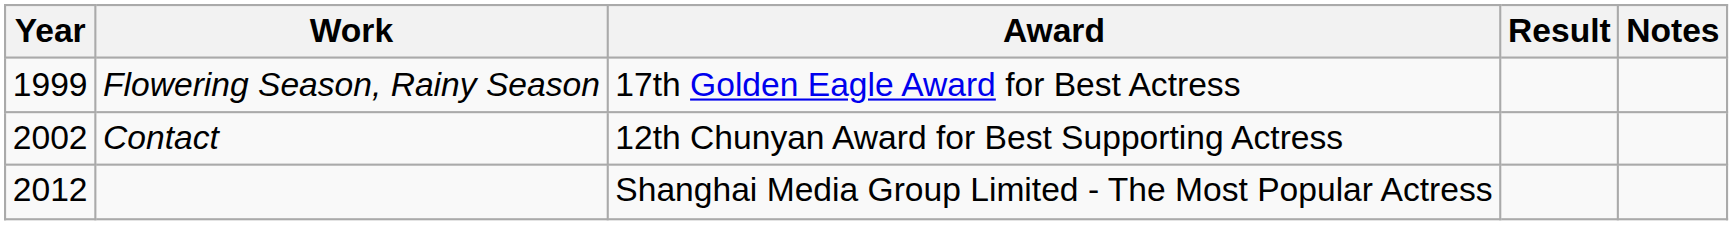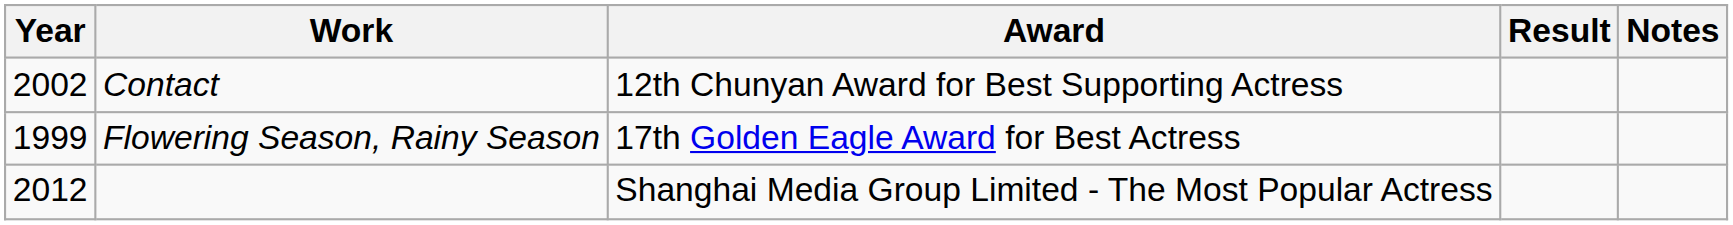rows swapped: (351, 84) <-> (161, 137)
